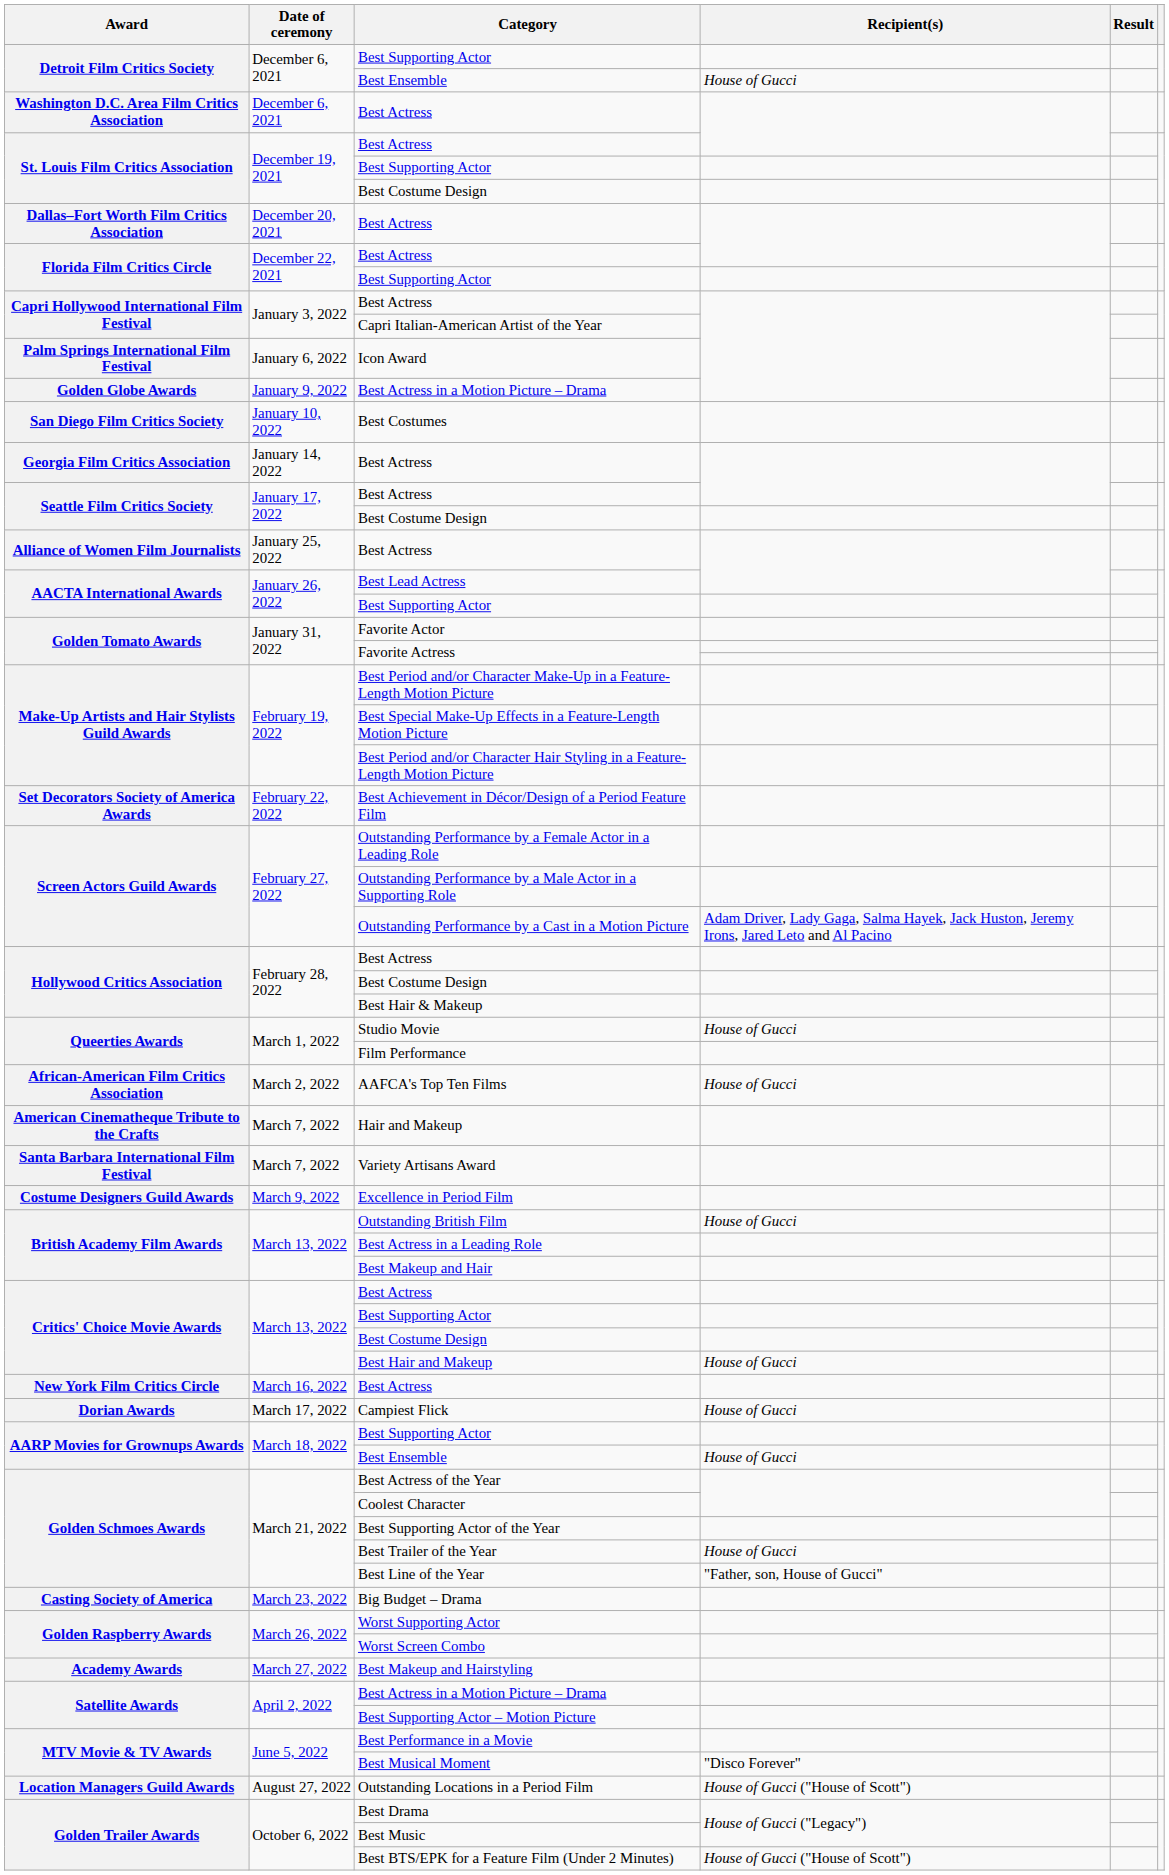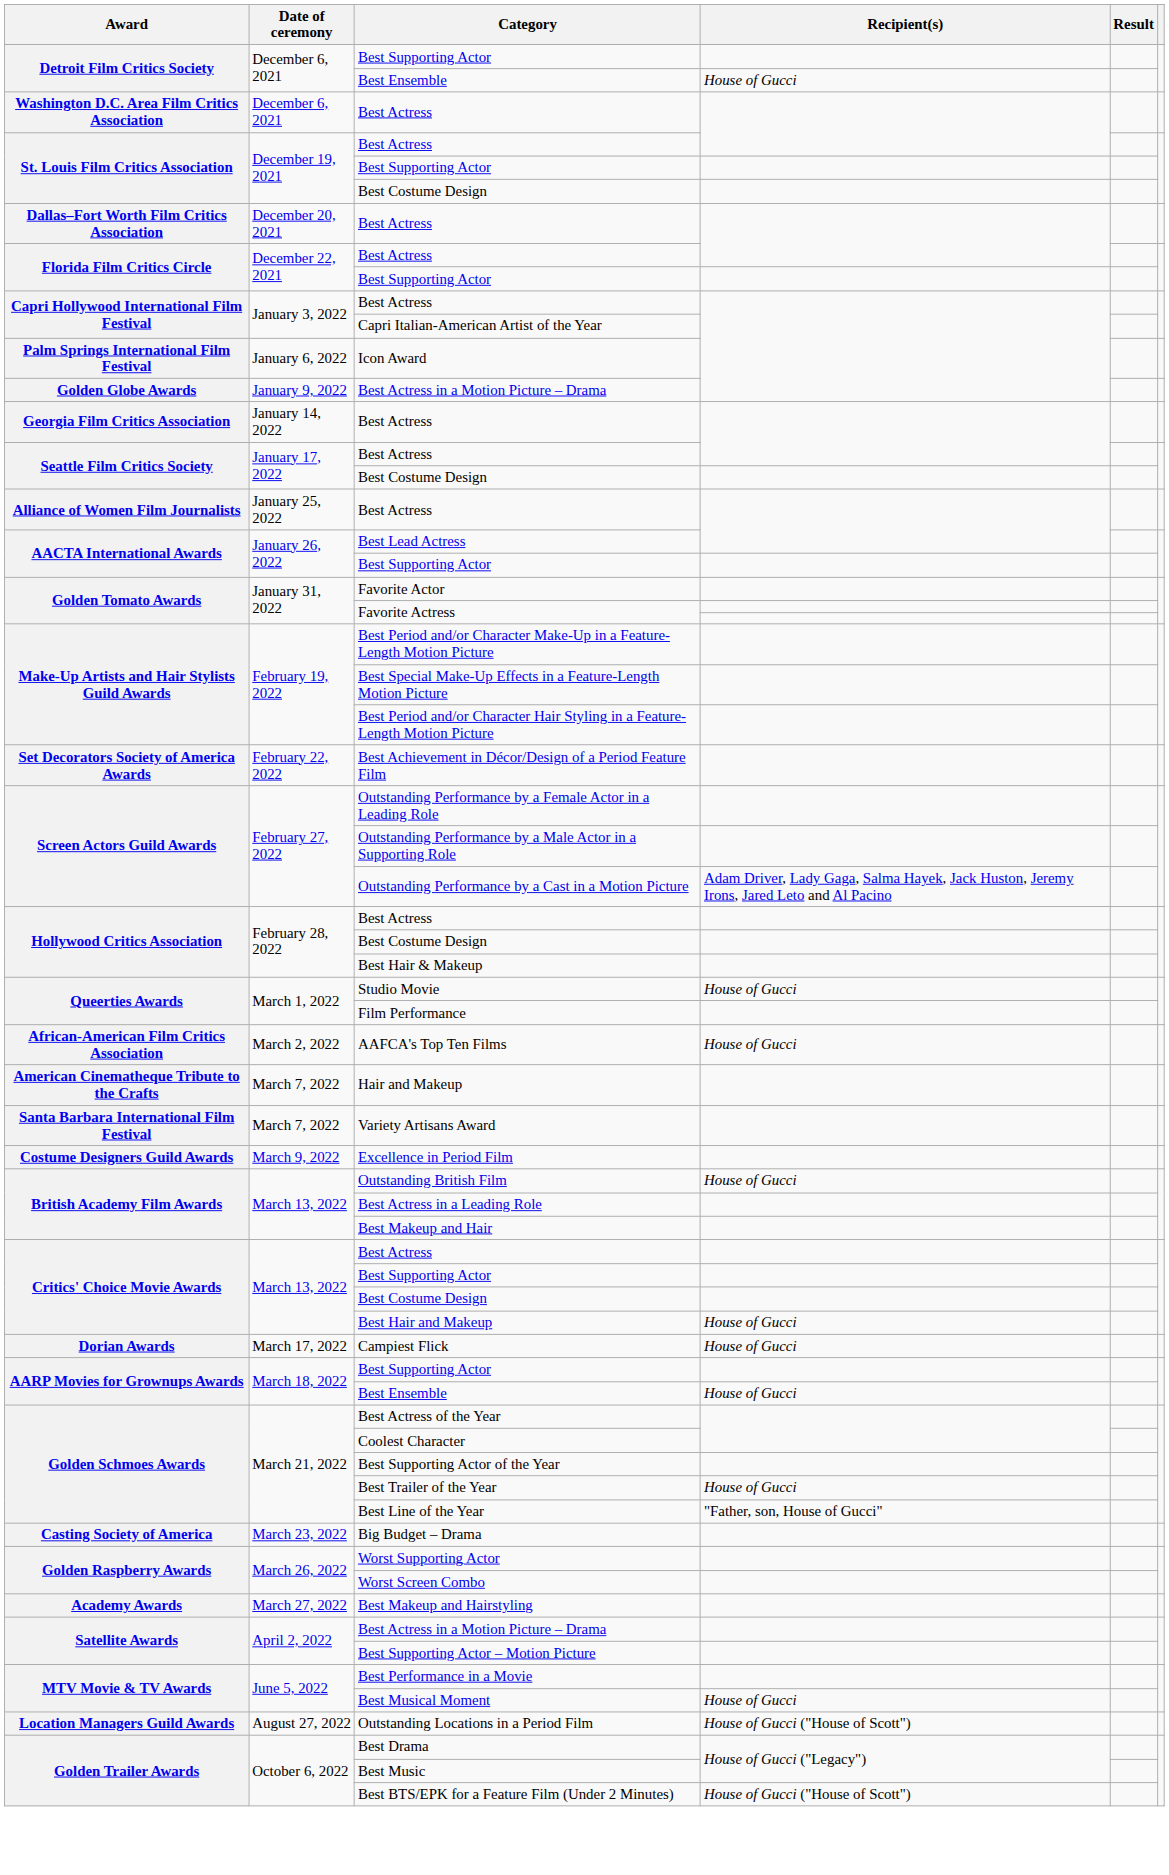- row: (127, 422)
- row: (127, 1386)
(752, 1764) "Disco Forever" -> (750, 1700) House of Gucci
